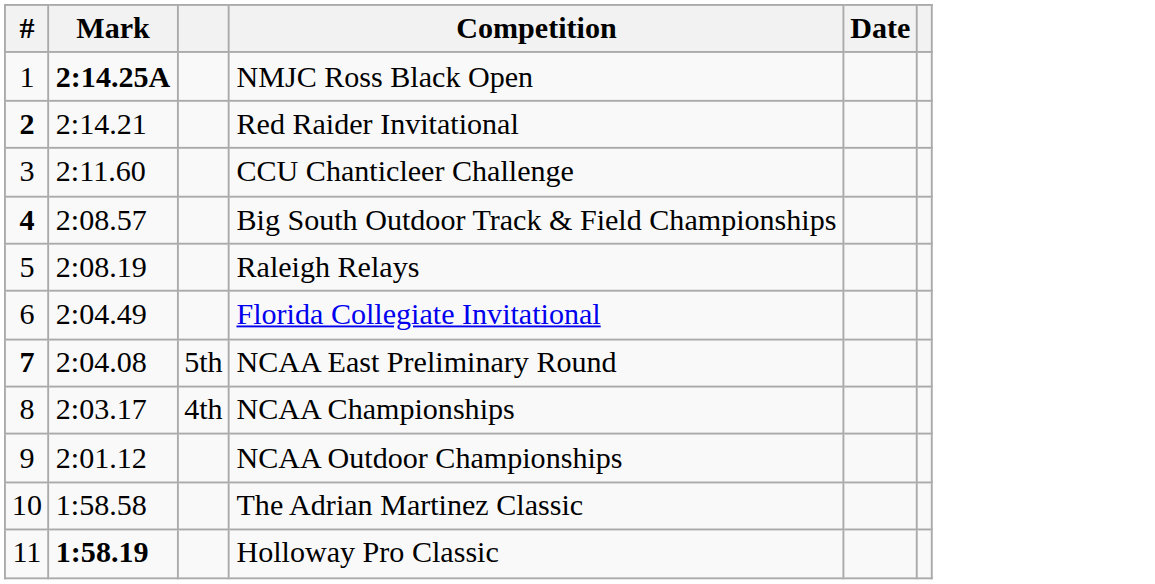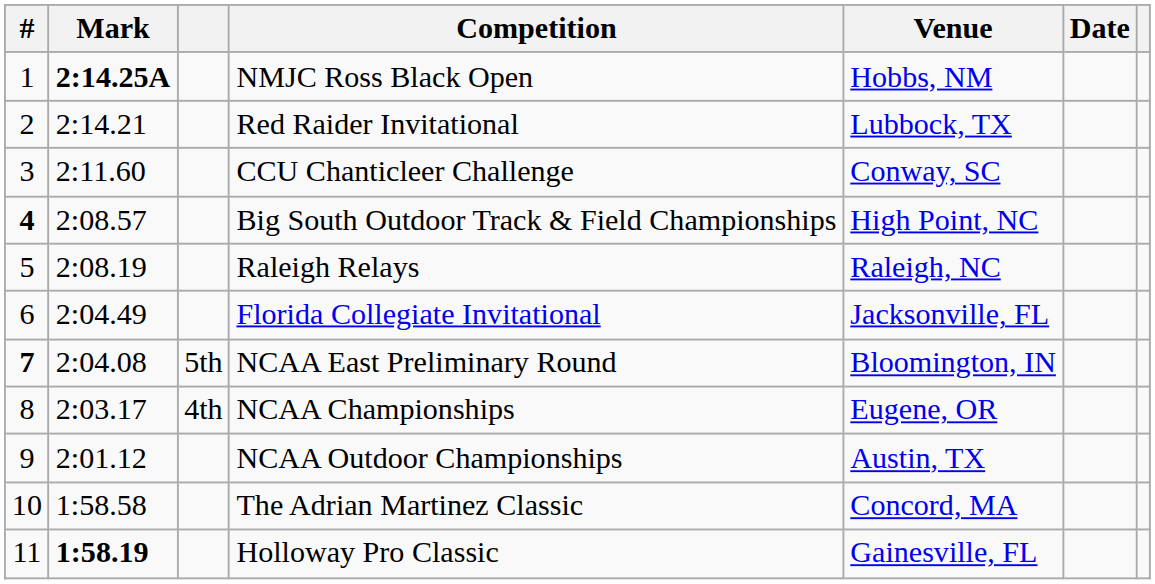+ column: (953, 28)
(27, 123) bold -> (27, 123) normal
